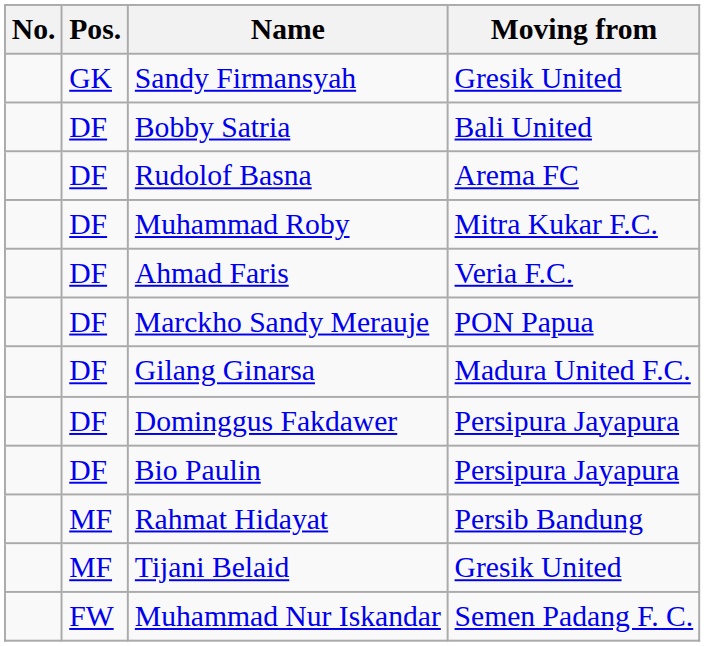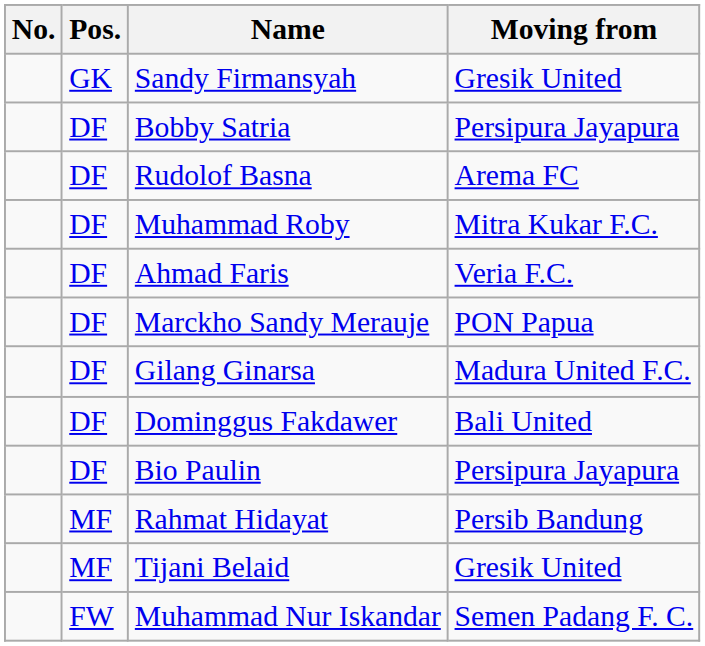(523, 126) Bali United -> (567, 126) Persipura Jayapura
(567, 420) Persipura Jayapura -> (523, 420) Bali United
